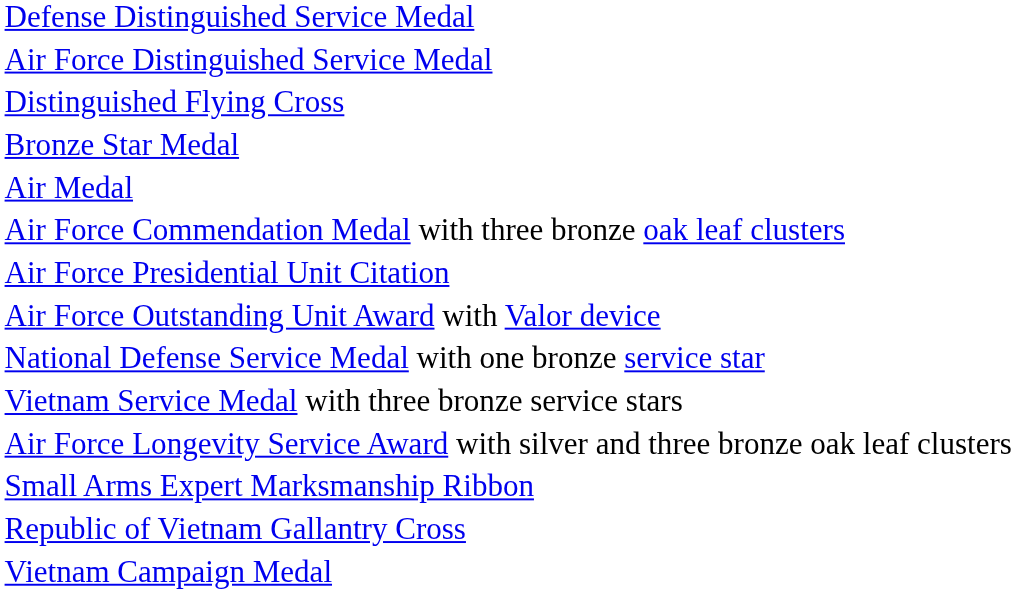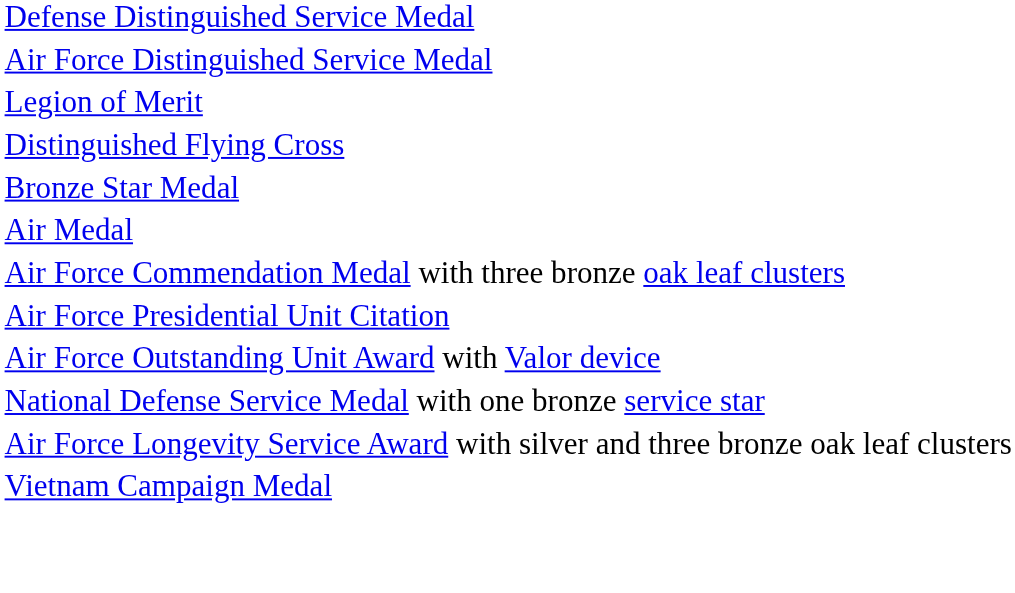+ row: (104, 102)
- row: (344, 400)
- row: (269, 486)
- row: (235, 528)
